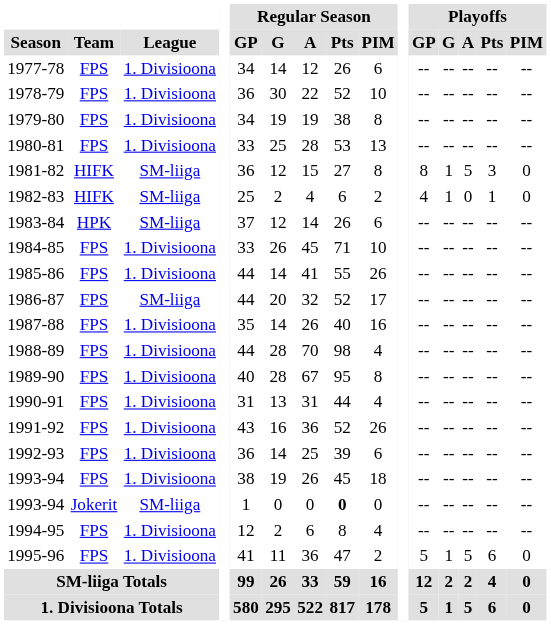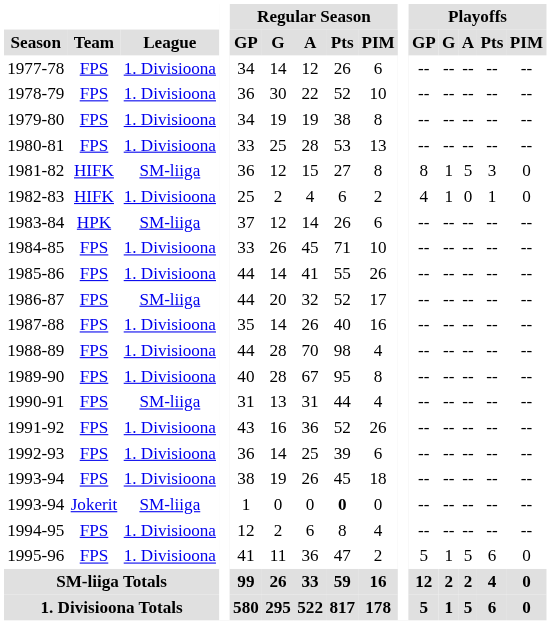(170, 196) SM-liiga -> (170, 196) 1. Divisioona
(170, 402) 1. Divisioona -> (170, 402) SM-liiga
